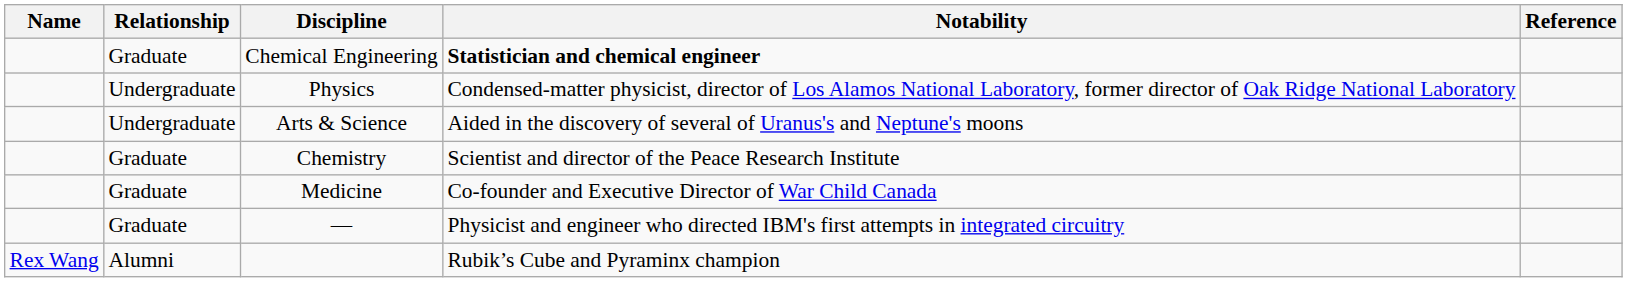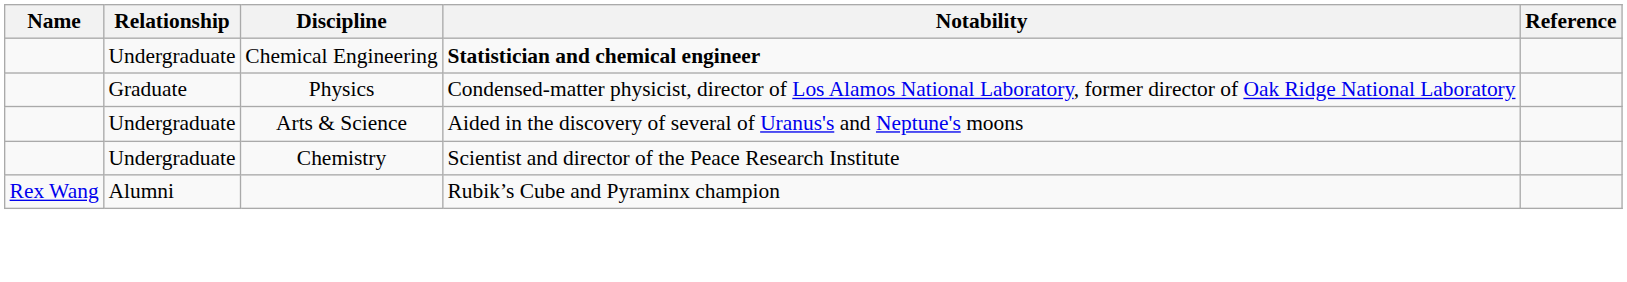(148, 55) Graduate -> (172, 55) Undergraduate
(172, 89) Undergraduate -> (148, 89) Graduate
(148, 157) Graduate -> (172, 157) Undergraduate
- row: (342, 191)
- row: (342, 225)
